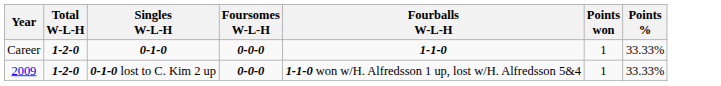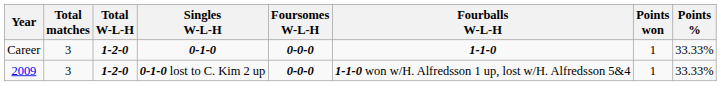+ column: (68, 22)
